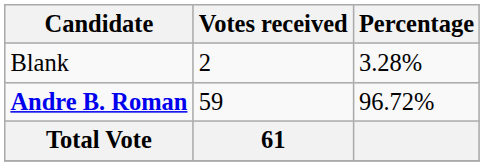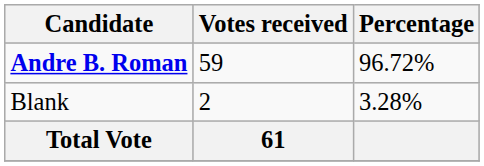rows swapped: (99, 101) <-> (40, 62)
